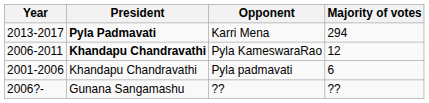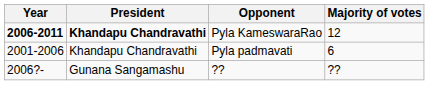- row: (240, 32)
(35, 51) normal -> (35, 32) bold
